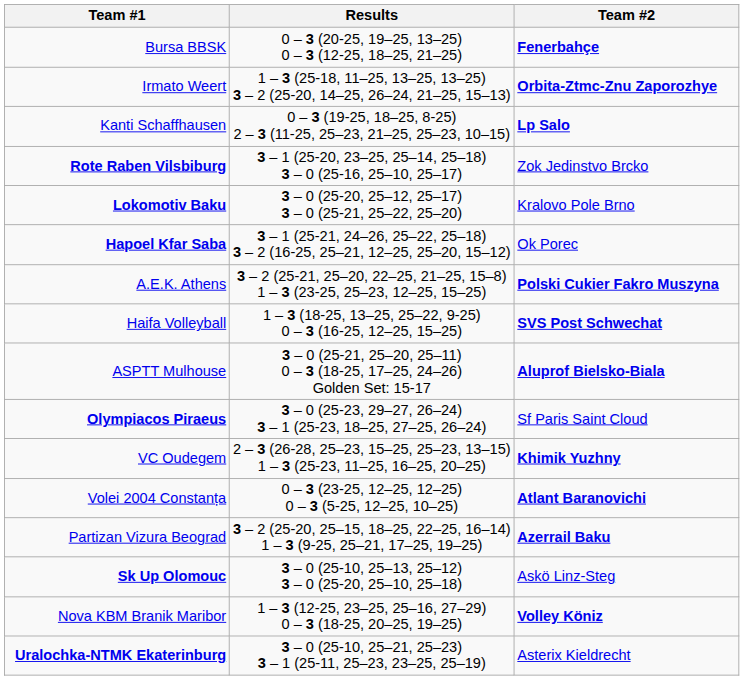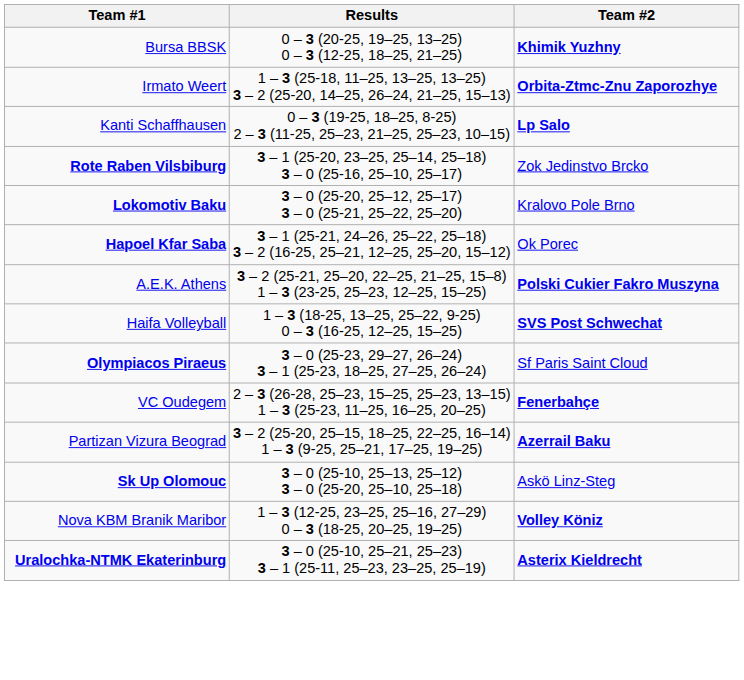(558, 47) Fenerbahçe -> (569, 47) Khimik Yuzhny
- row: (169, 371)
(569, 458) Khimik Yuzhny -> (558, 402) Fenerbahçe
- row: (157, 497)
(574, 655) normal -> (580, 560) bold
